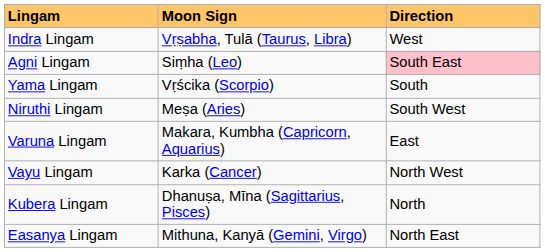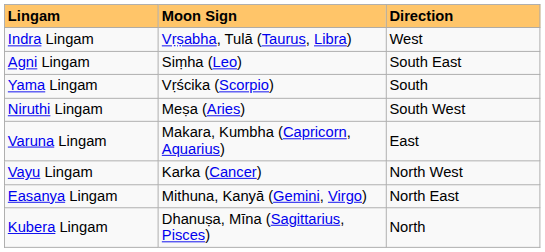(425, 62) pink background -> (425, 62) no background
rows swapped: (58, 204) <-> (63, 236)
